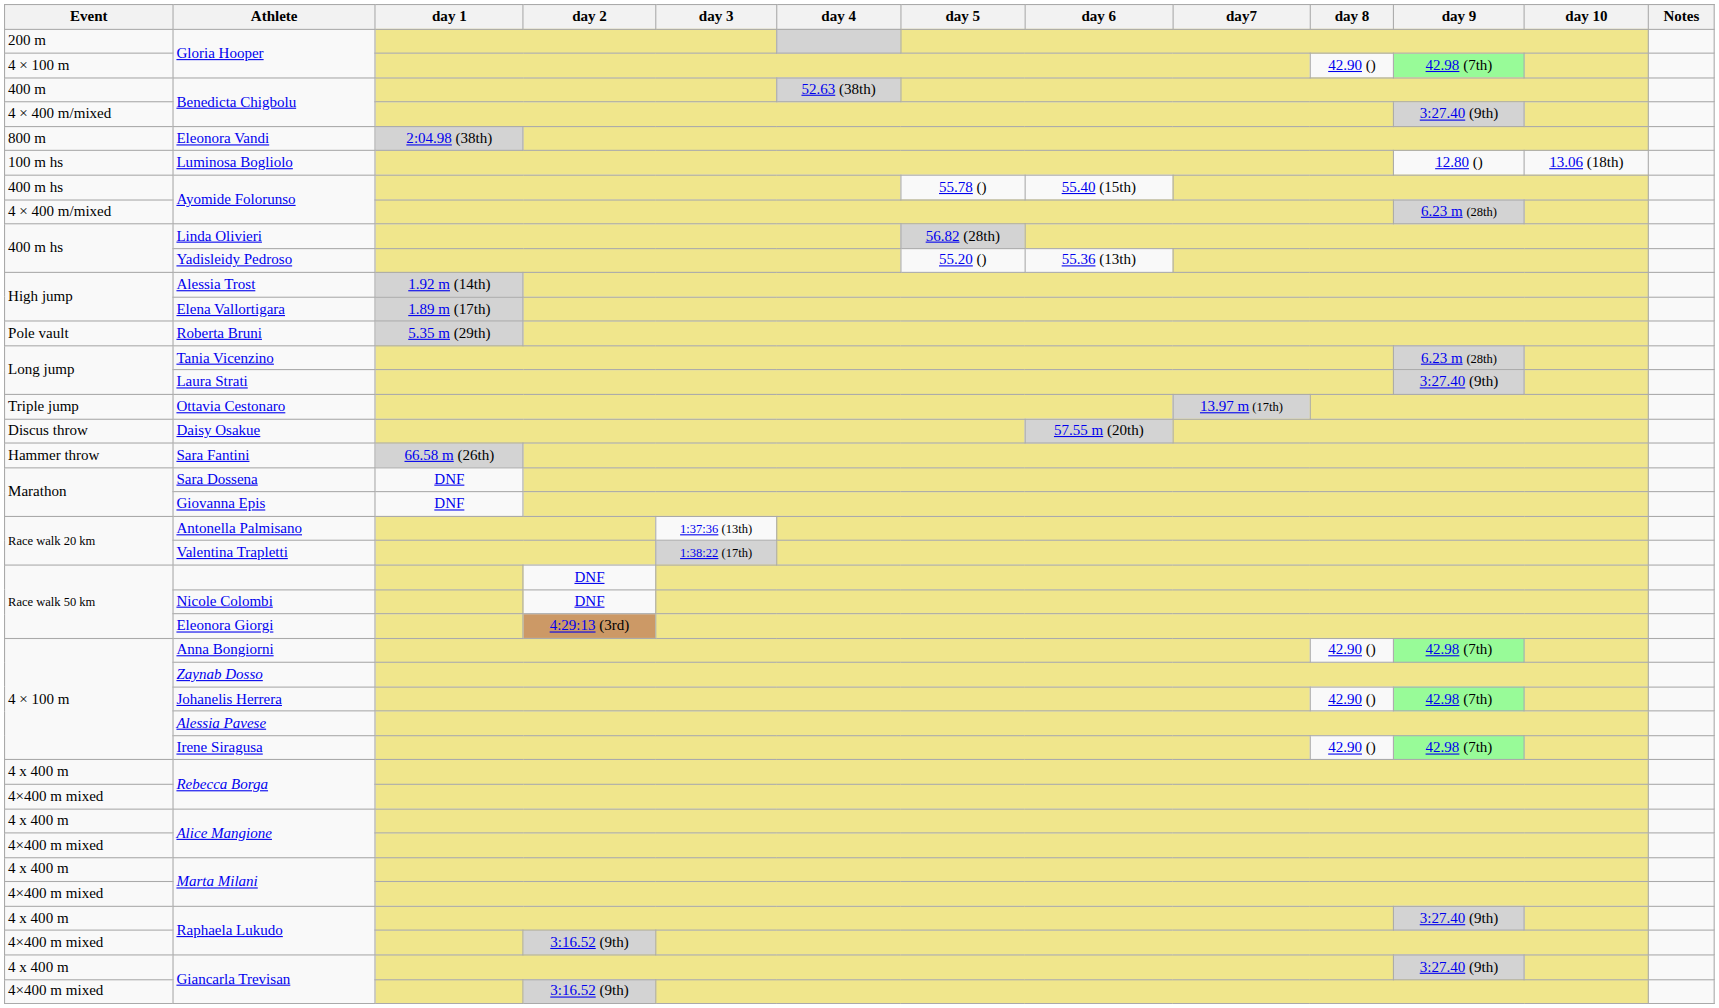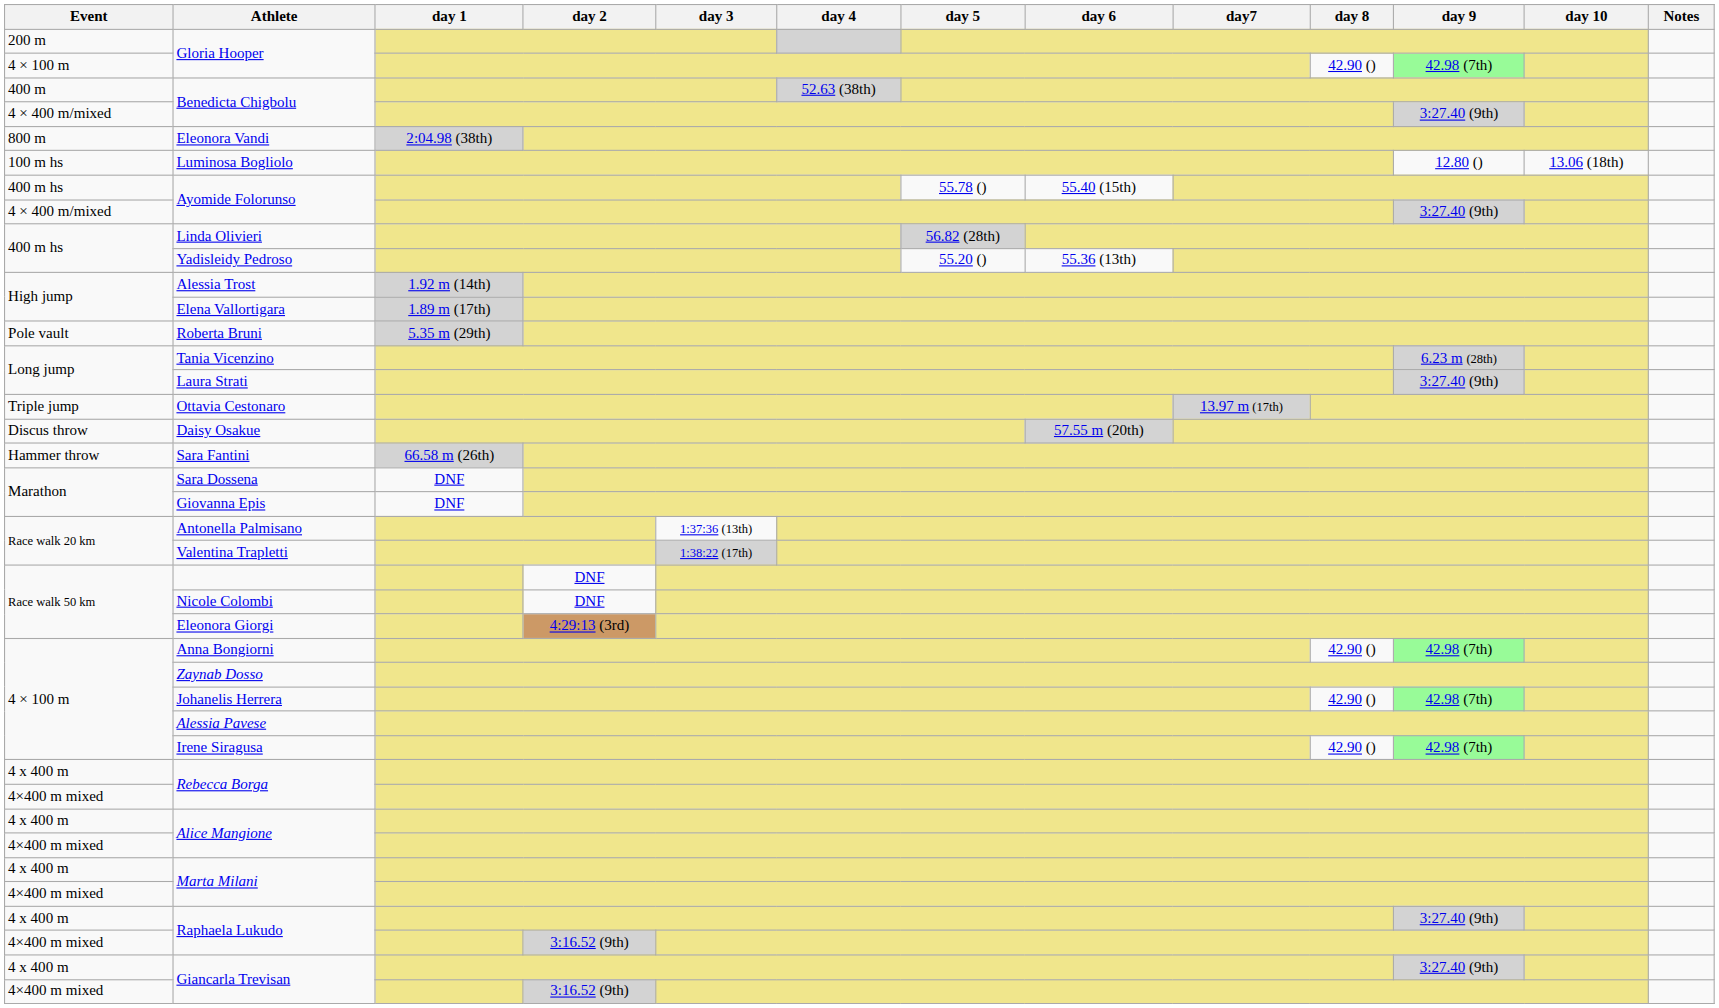(1459, 211) 6.23 m (28th) -> (1459, 211) 3:27.40 (9th)
